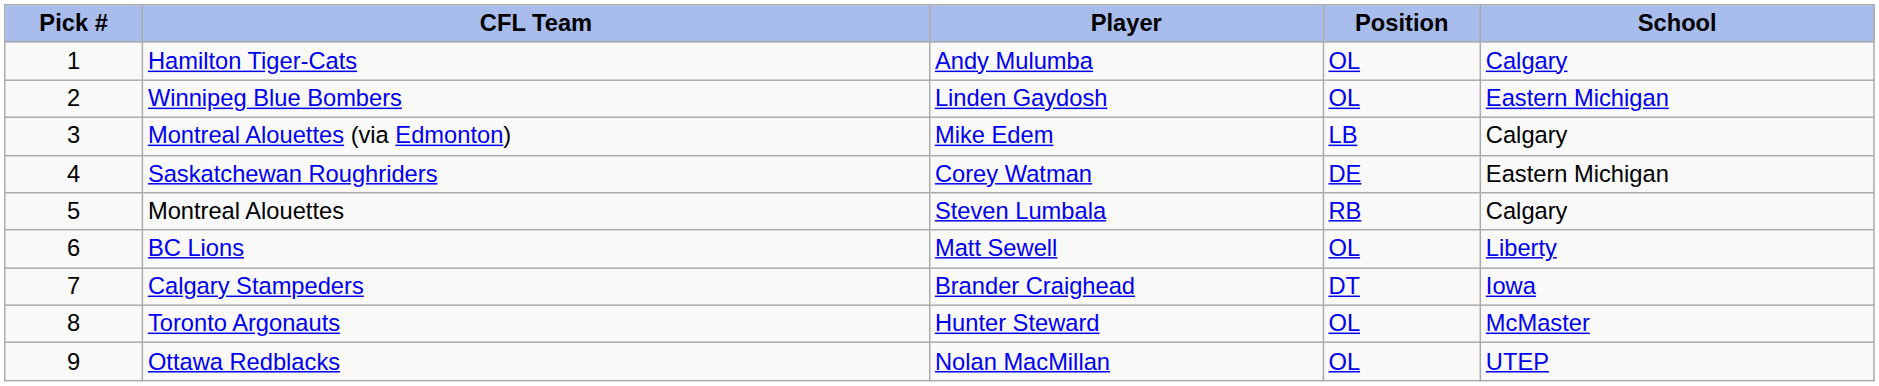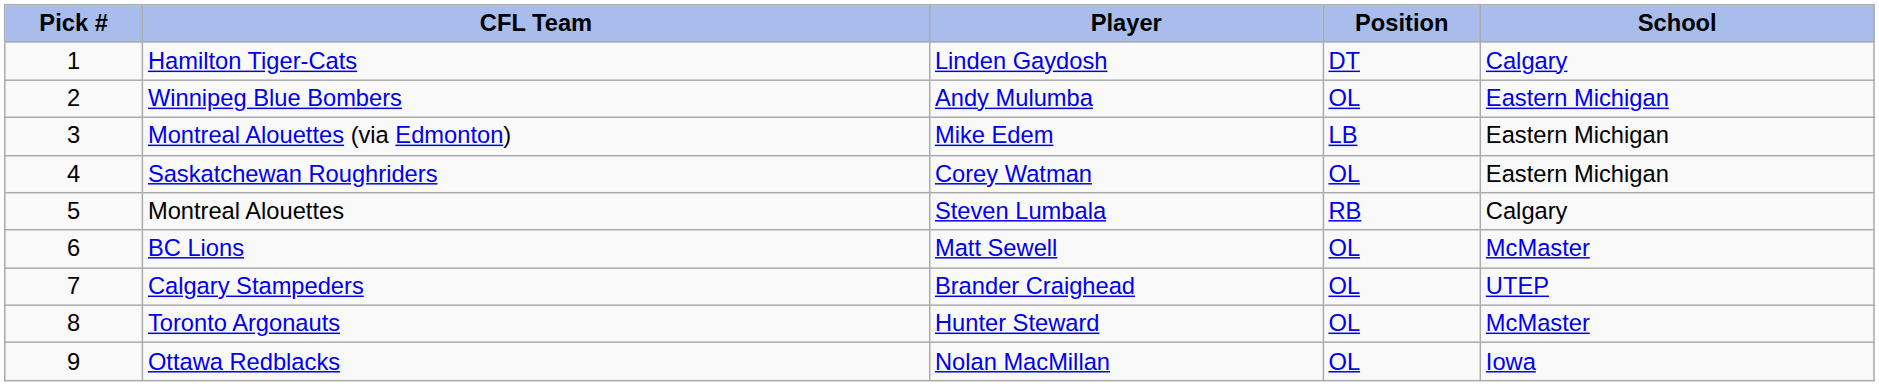(1014, 60) Andy Mulumba -> (1021, 60) Linden Gaydosh
(1344, 60) OL -> (1344, 60) DT
(1021, 98) Linden Gaydosh -> (1014, 98) Andy Mulumba
(1527, 135) Calgary -> (1577, 135) Eastern Michigan
(1345, 173) DE -> (1344, 173) OL
(1521, 248) Liberty -> (1538, 248) McMaster
(1344, 286) DT -> (1344, 286) OL
(1511, 286) Iowa -> (1517, 286) UTEP
(1517, 361) UTEP -> (1511, 361) Iowa
